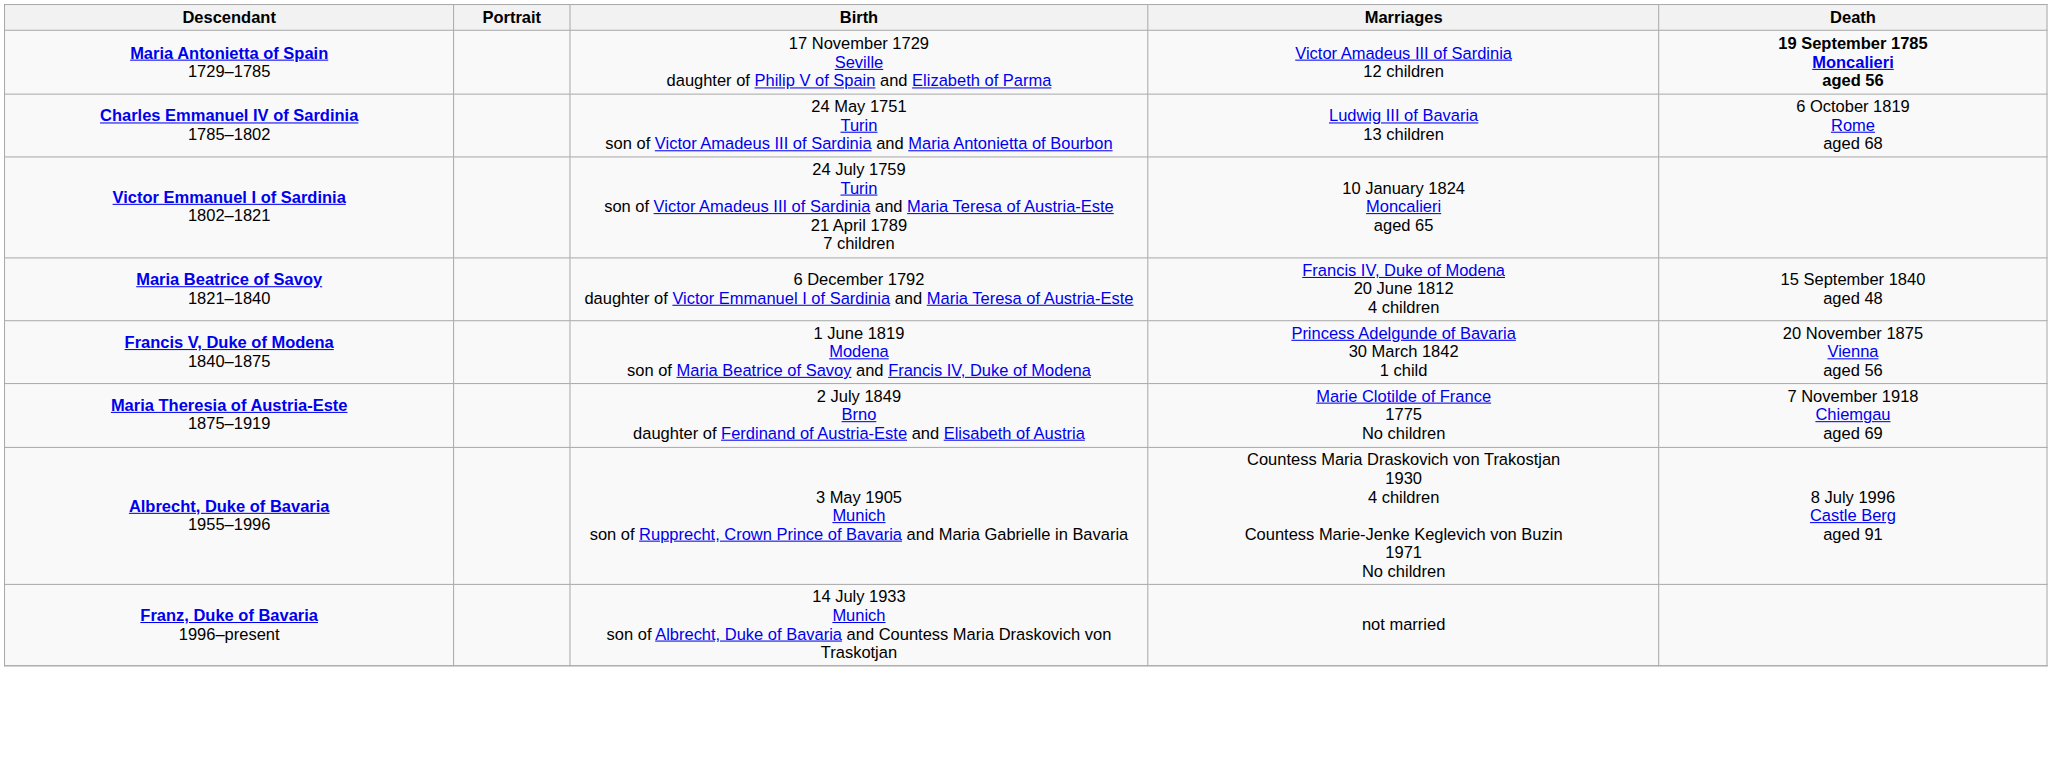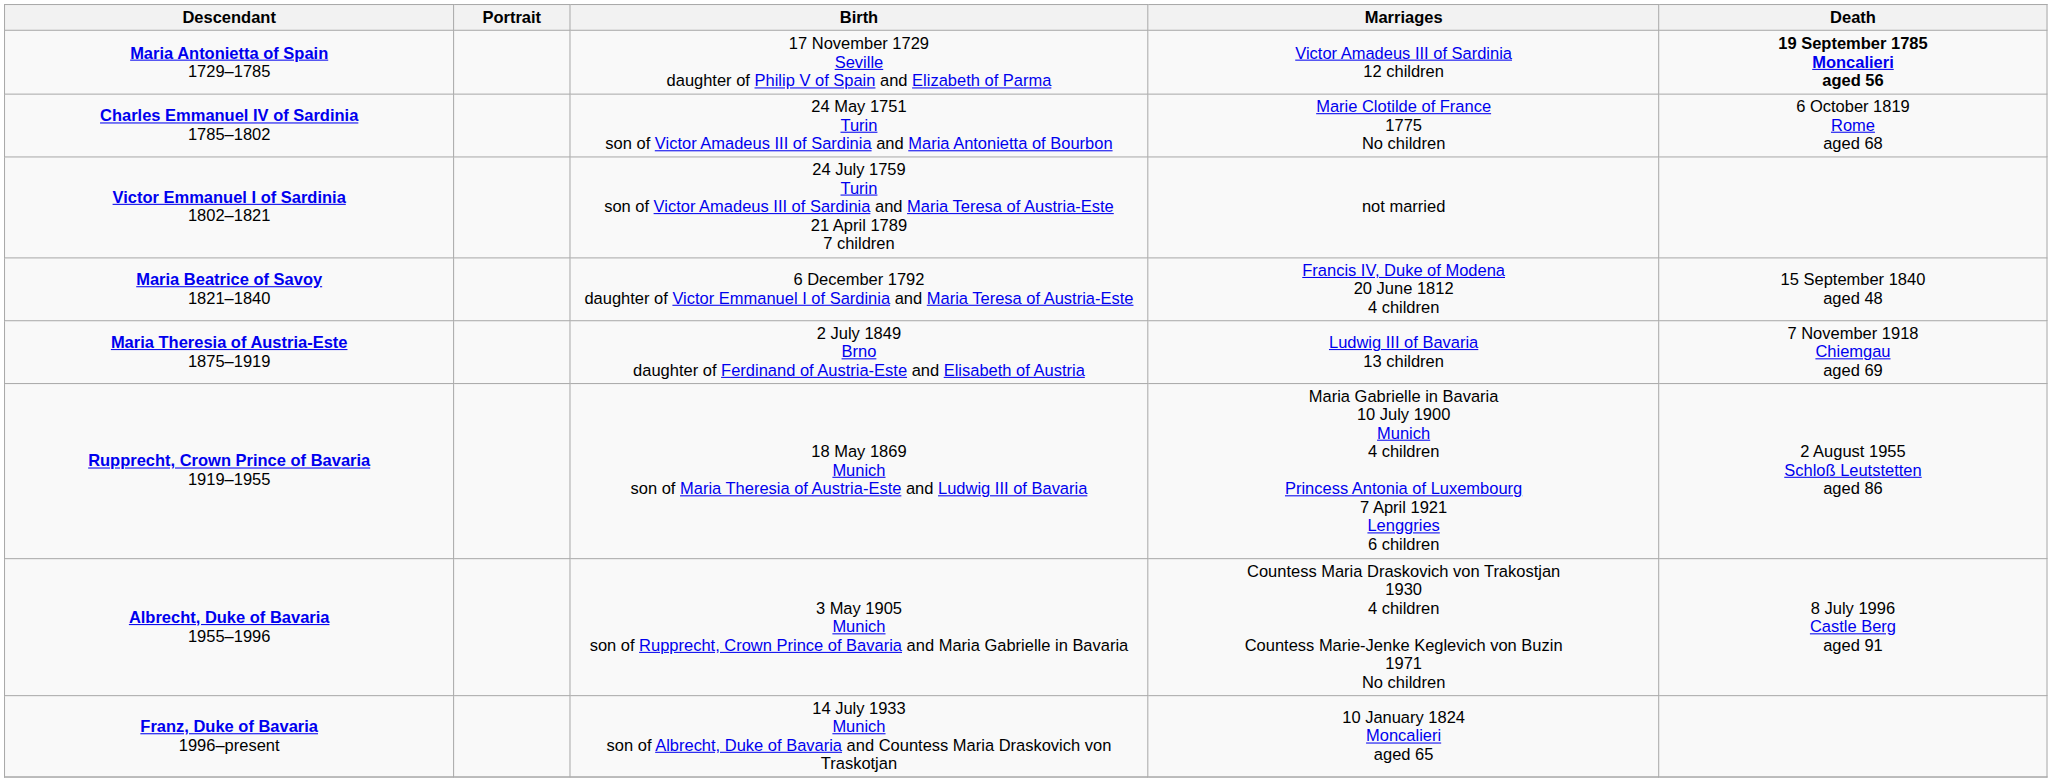(1404, 125) Ludwig III of Bavaria 13 children -> (1404, 125) Marie Clotilde of France 1775 No children
(1404, 207) 10 January 1824 Moncalieri aged 65 -> (1404, 207) not married
- row: (229, 352)
(1404, 415) Marie Clotilde of France 1775 No children -> (1404, 352) Ludwig III of Bavaria 13 children
+ row: (229, 471)
(1404, 625) not married -> (1404, 736) 10 January 1824 Moncalieri aged 65
